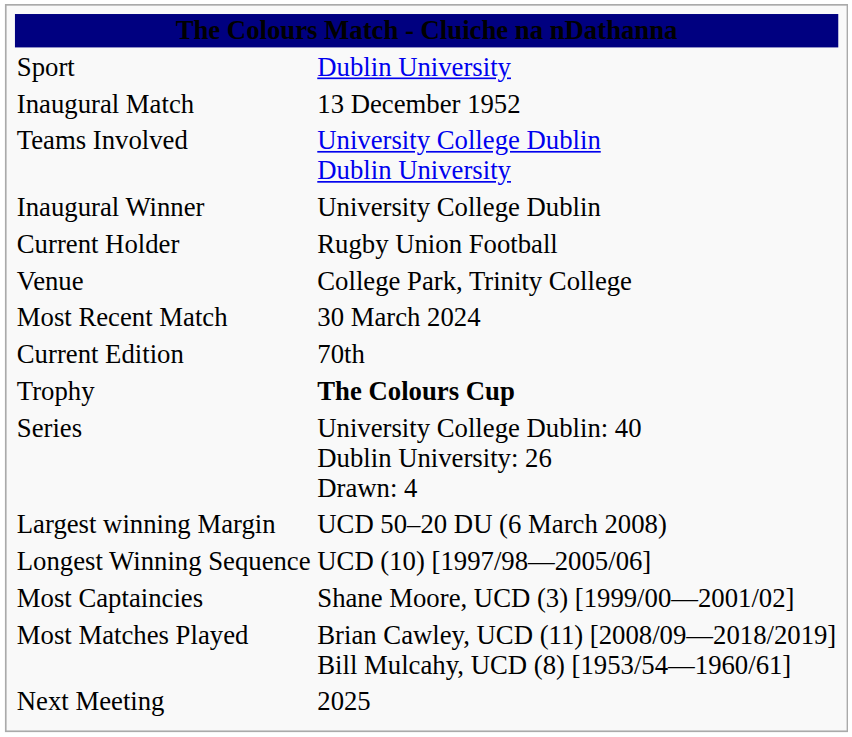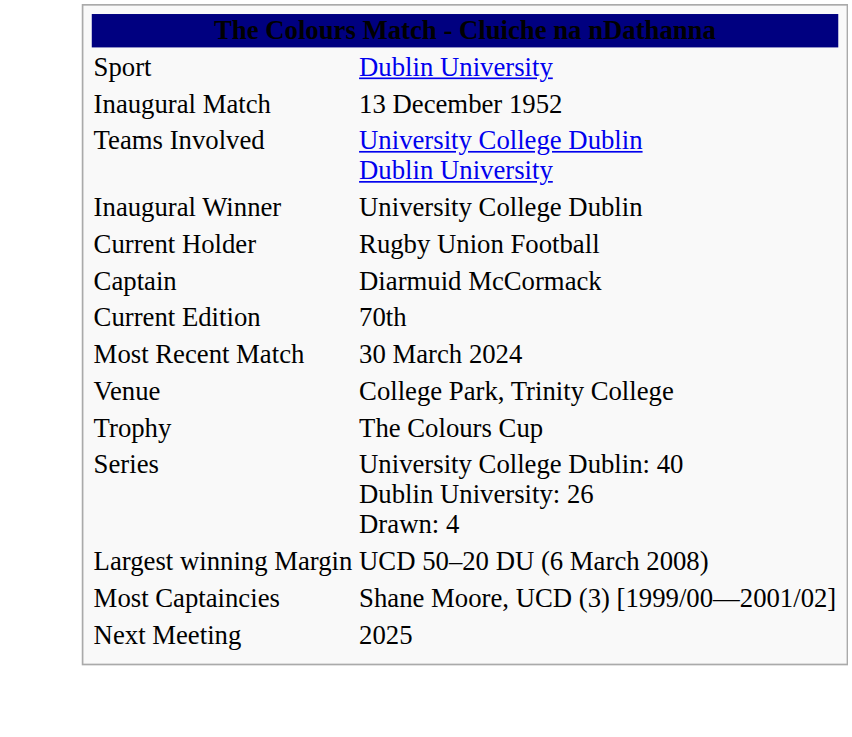+ row: (135, 281)
rows swapped: (100, 354) <-> (50, 281)
(416, 391) bold -> (451, 428) normal
- row: (164, 561)
- row: (133, 635)
